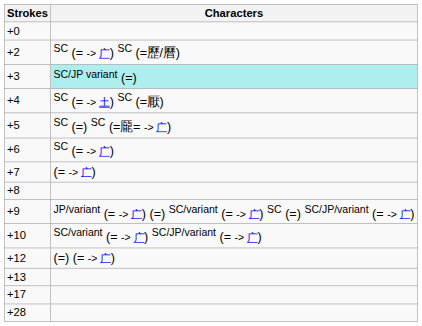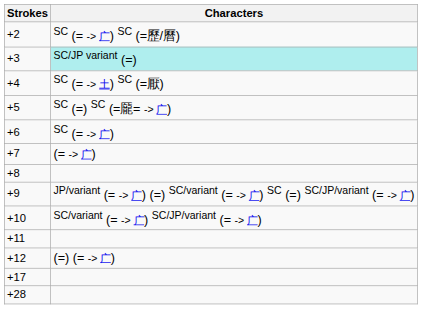- row: (13, 31)
+ row: (16, 238)
- row: (16, 277)
